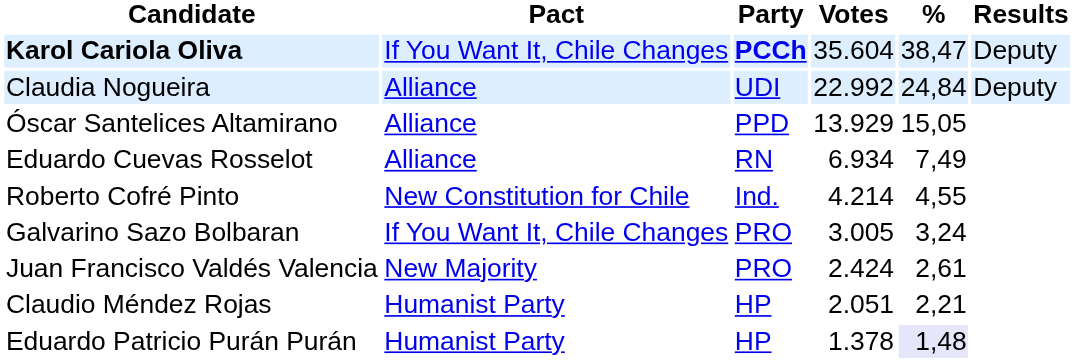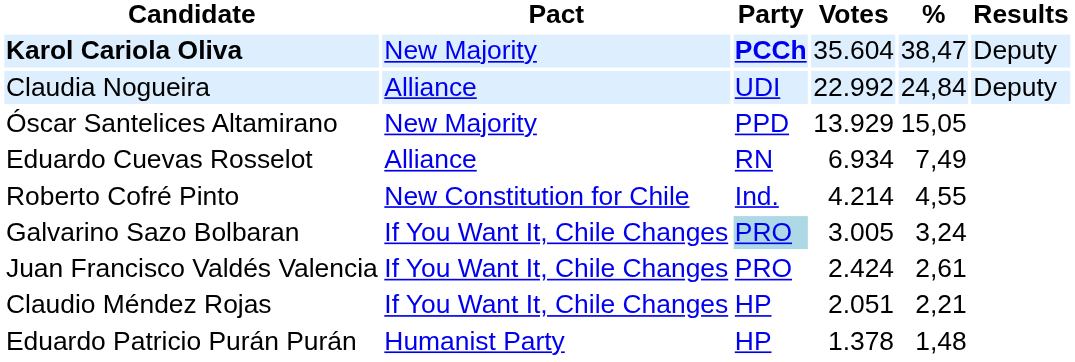(556, 50) If You Want It, Chile Changes -> (461, 50) New Majority
(431, 123) Alliance -> (461, 123) New Majority
(763, 232) no background -> (763, 232) lightblue background
(461, 268) New Majority -> (556, 268) If You Want It, Chile Changes
(475, 304) Humanist Party -> (556, 304) If You Want It, Chile Changes
(941, 341) lavender background -> (941, 341) no background
